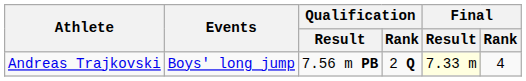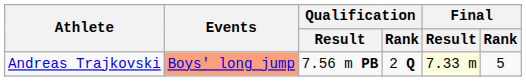(231, 64) no background -> (231, 64) lightsalmon background
(501, 64) 4 -> (501, 64) 5
